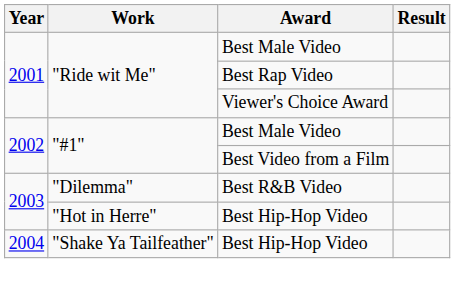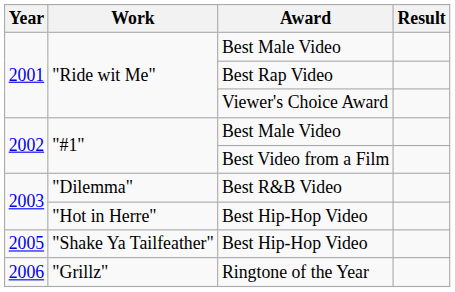(26, 243) 2004 -> (26, 243) 2005
+ row: (80, 272)
